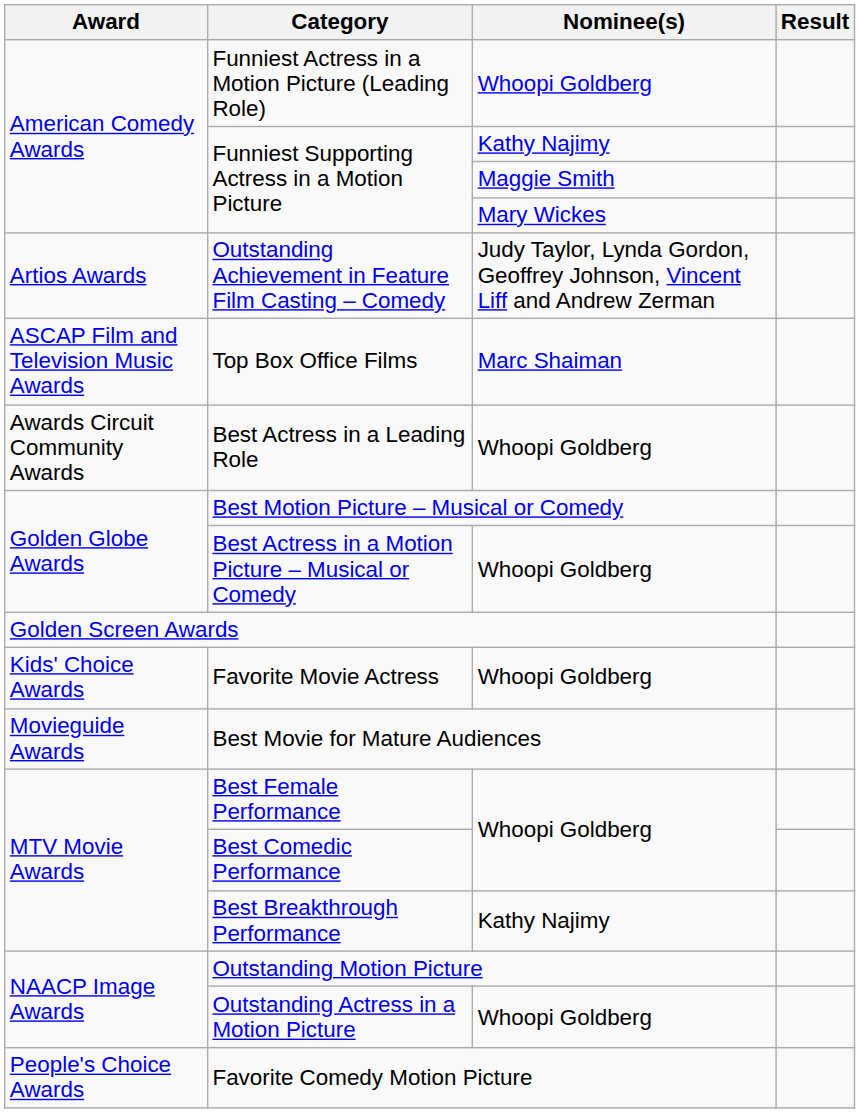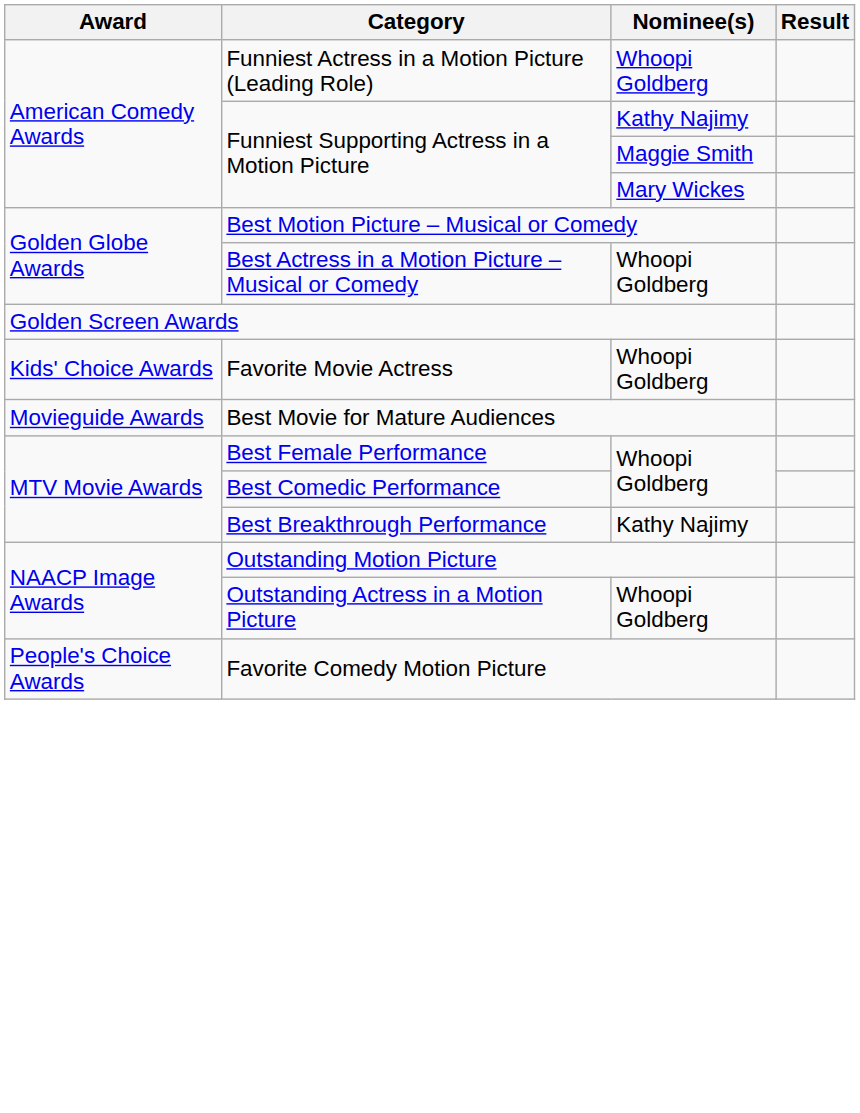- row: (331, 275)
- row: (315, 361)
- row: (339, 447)
